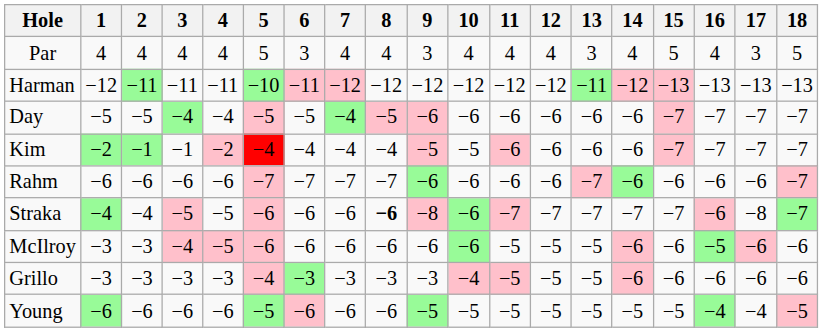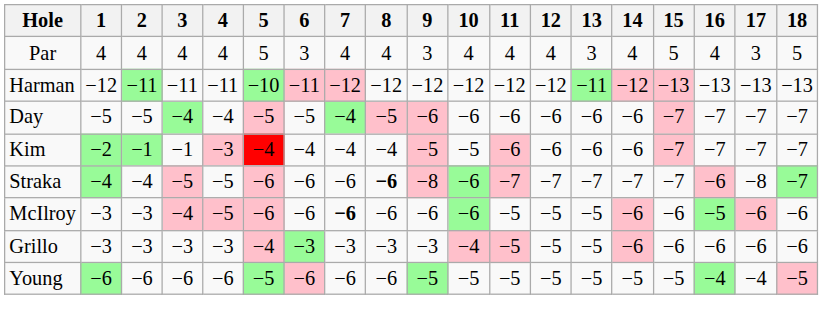(223, 149) −2 -> (223, 149) −3
- row: (34, 181)
(345, 246) normal -> (345, 213) bold
